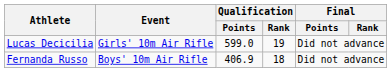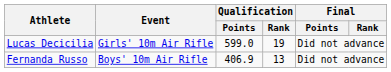(279, 60) 18 -> (279, 60) 13
